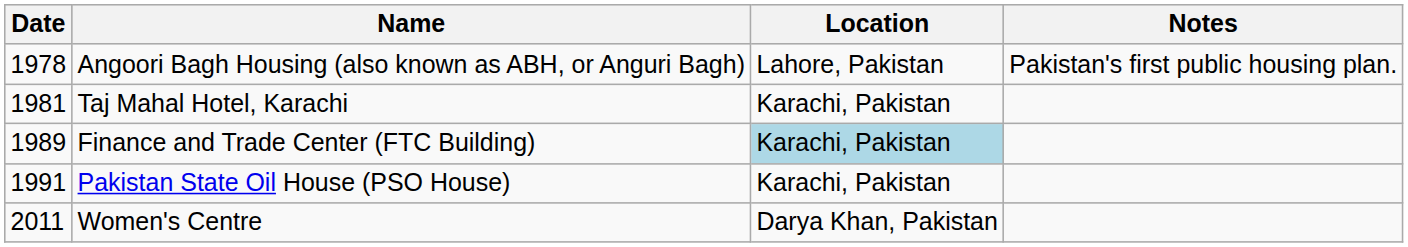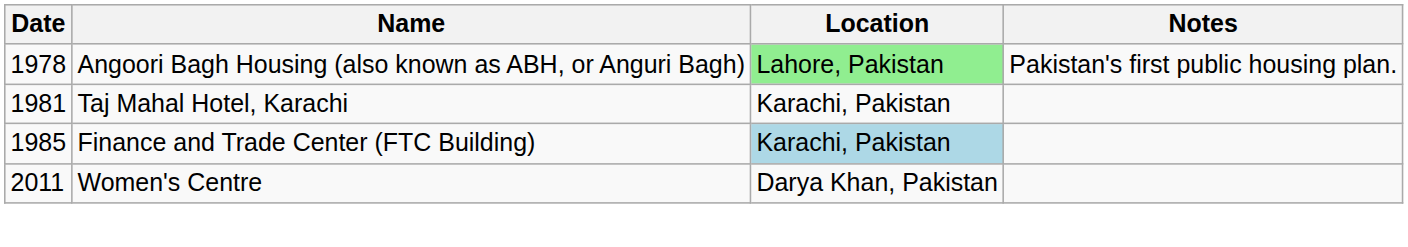(850, 63) no background -> (850, 63) lightgreen background
(38, 143) 1989 -> (38, 143) 1985
- row: (294, 182)
